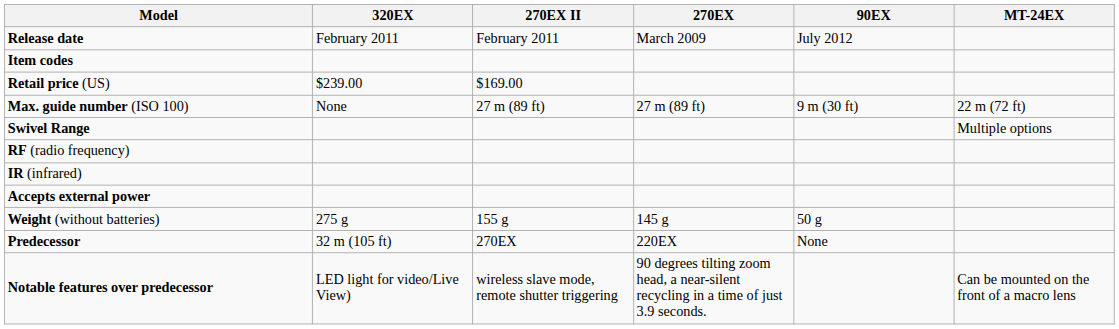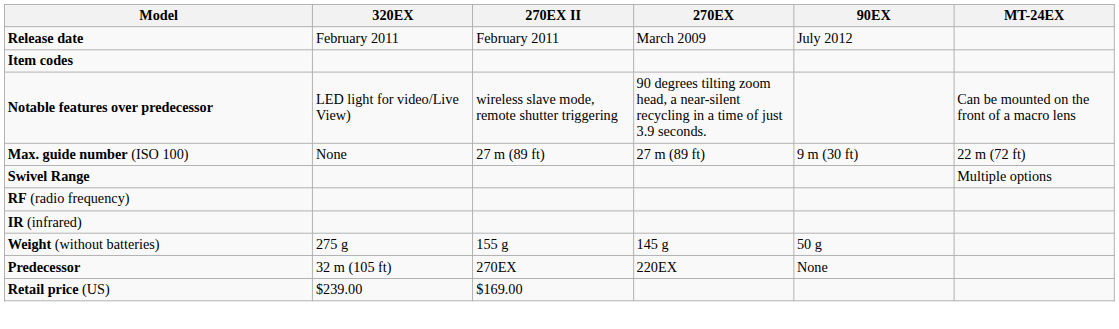rows swapped: (59, 83) <-> (110, 288)
- row: (79, 196)
